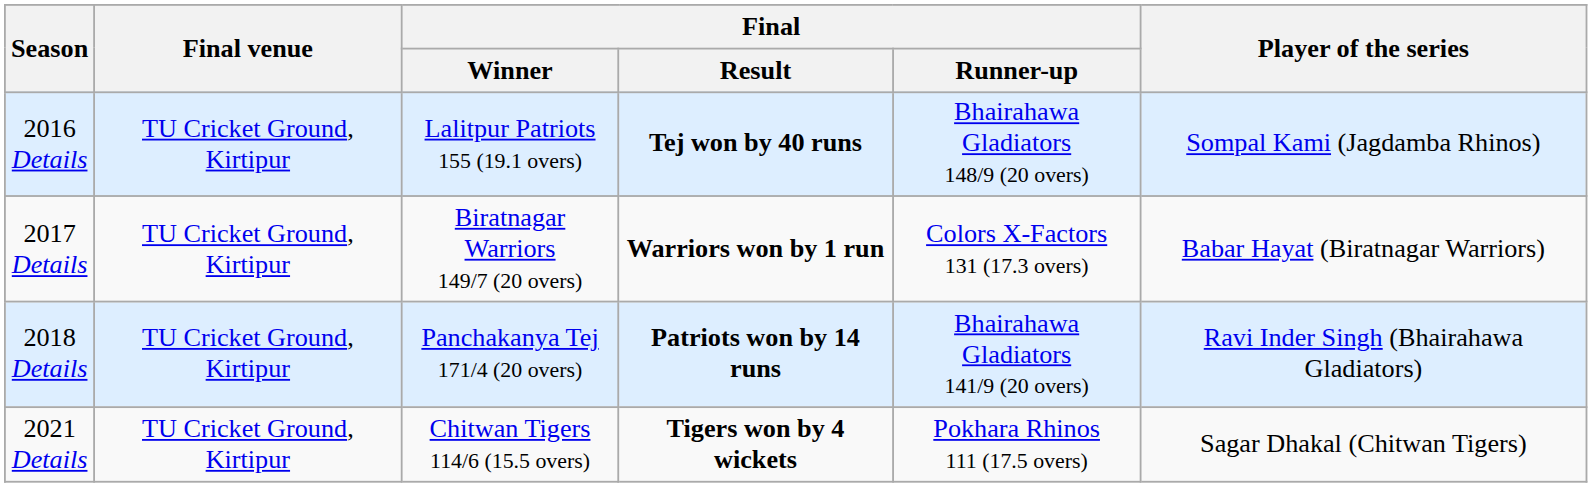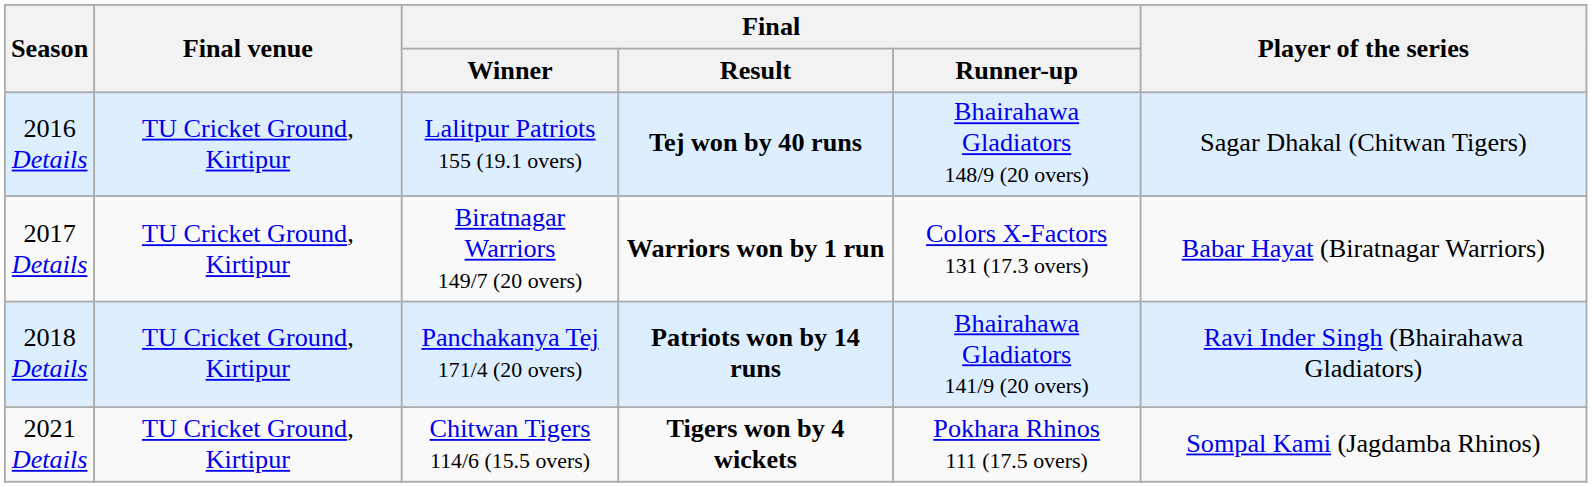(1363, 143) Sompal Kami (Jagdamba Rhinos) -> (1363, 143) Sagar Dhakal (Chitwan Tigers)
(1363, 443) Sagar Dhakal (Chitwan Tigers) -> (1363, 443) Sompal Kami (Jagdamba Rhinos)
